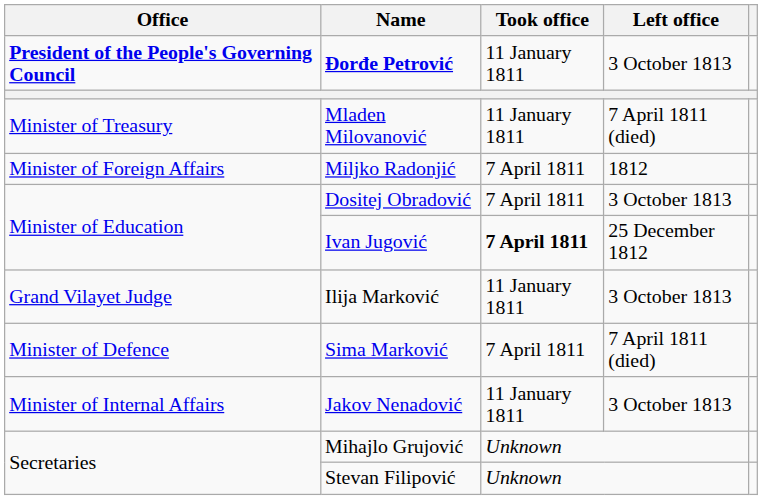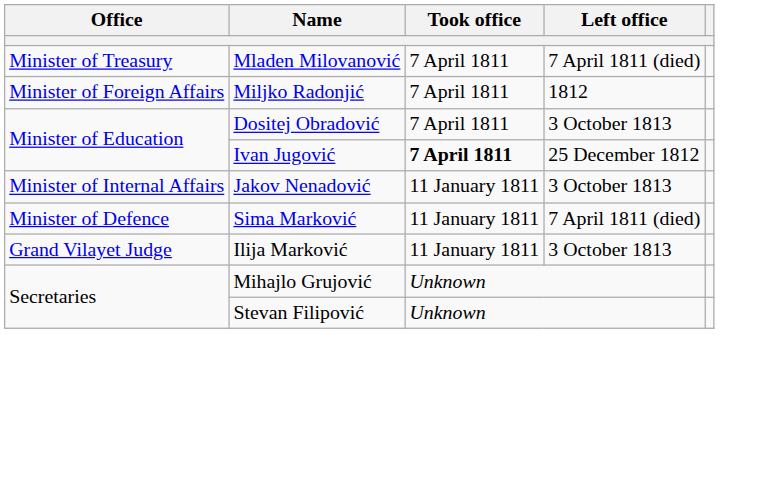- row: (389, 62)
(528, 125) 11 January 1811 -> (459, 60) 7 April 1811
rows swapped: (394, 403) <-> (382, 296)
(535, 350) 7 April 1811 -> (474, 218) 11 January 1811
